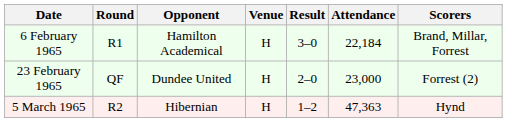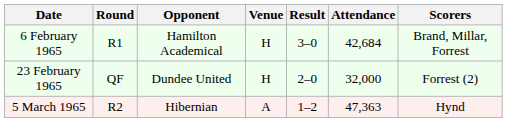(363, 43) 22,184 -> (363, 43) 42,684
(363, 78) 23,000 -> (363, 78) 32,000
(266, 106) H -> (266, 106) A
